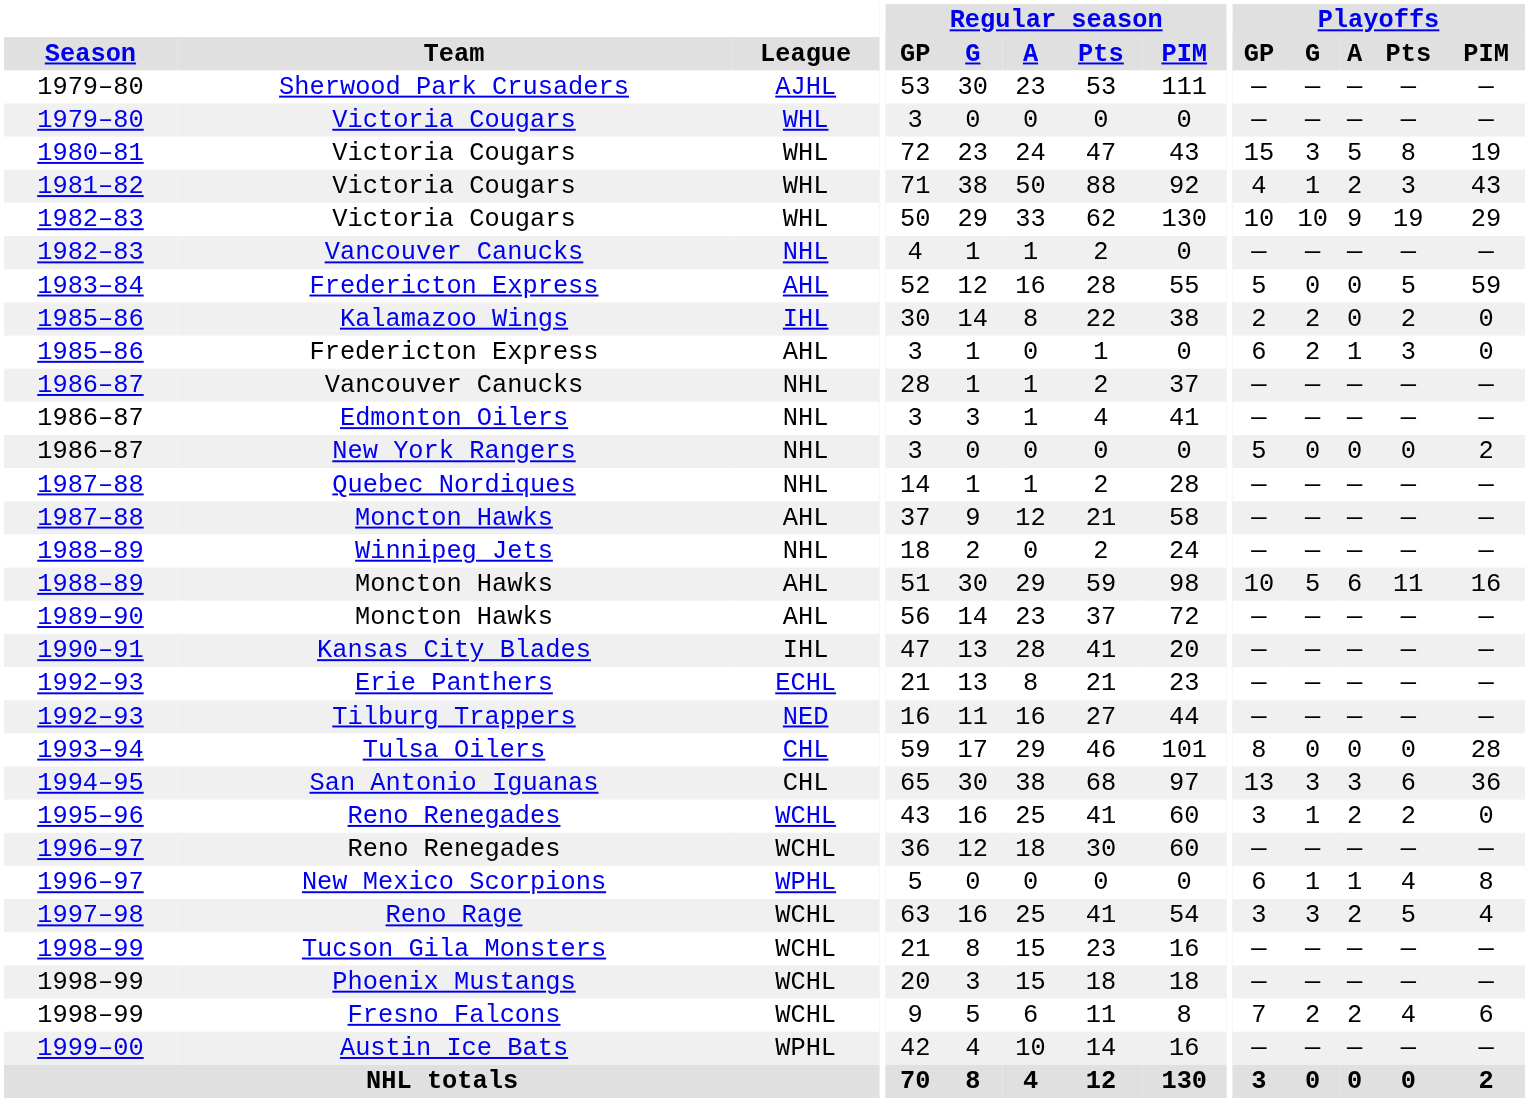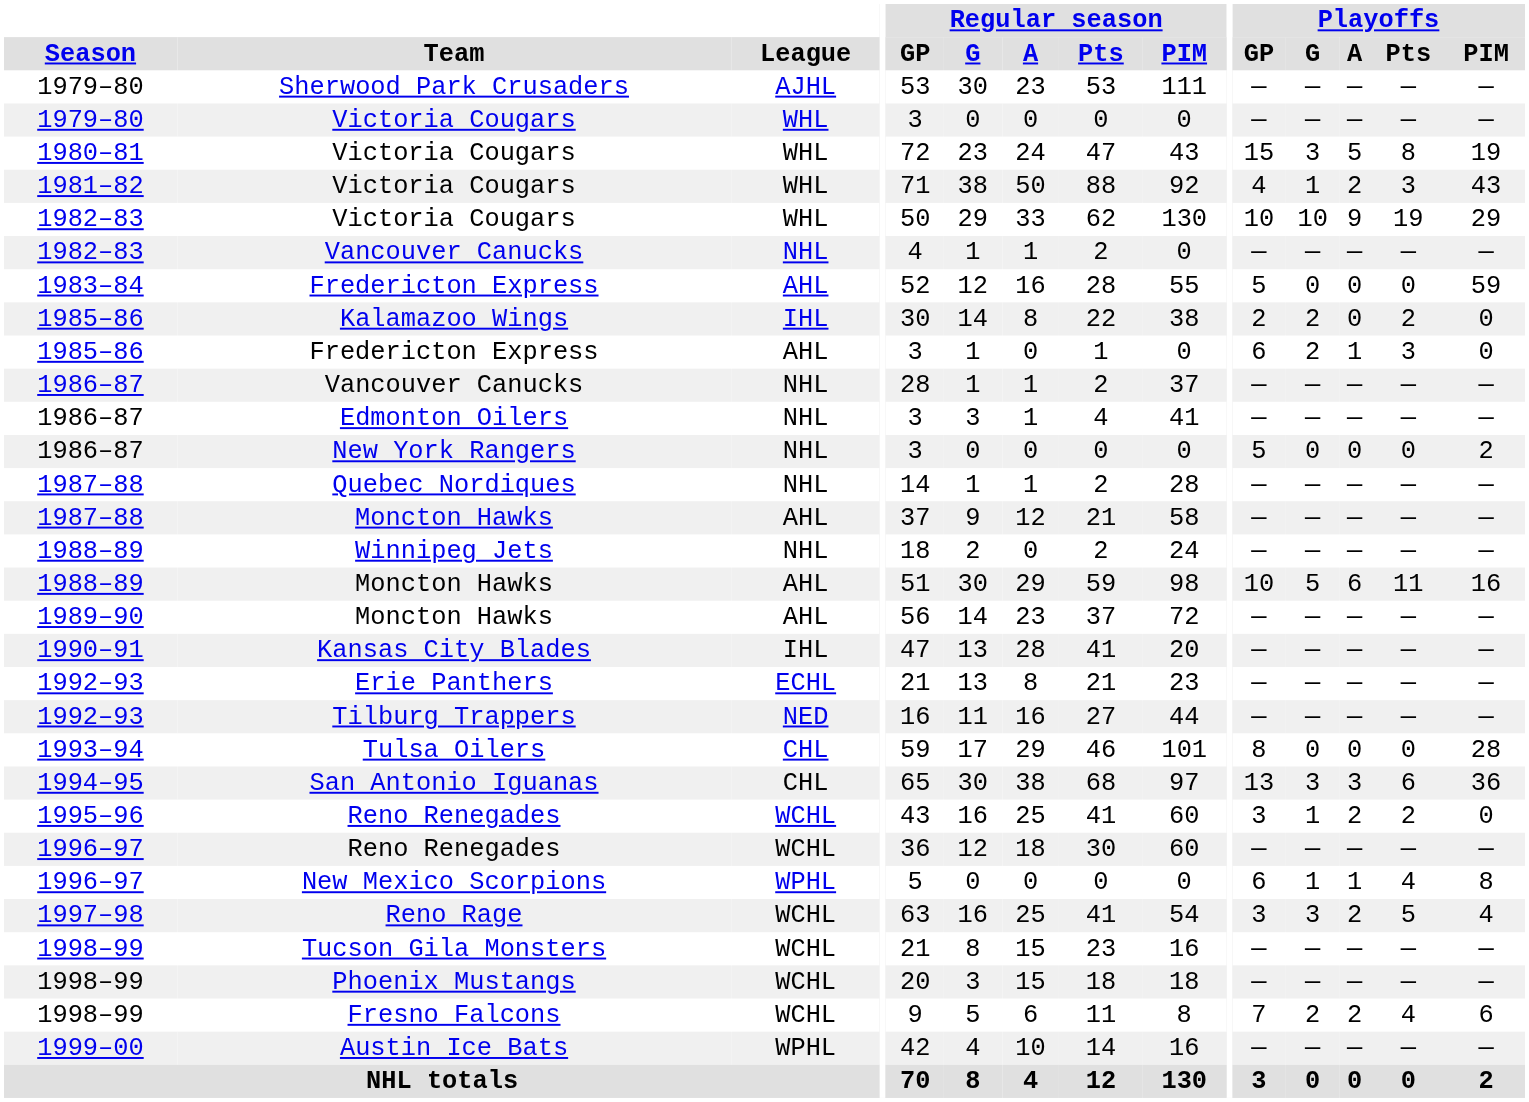(1408, 286) 5 -> (1408, 286) 0
